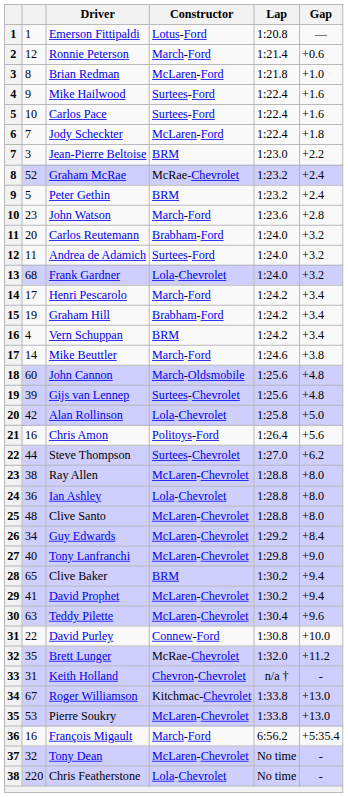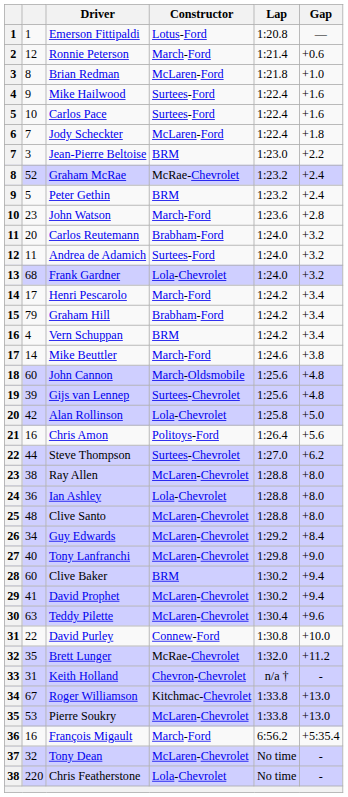(31, 315) 19 -> (31, 315) 79
(31, 576) 65 -> (31, 576) 60
